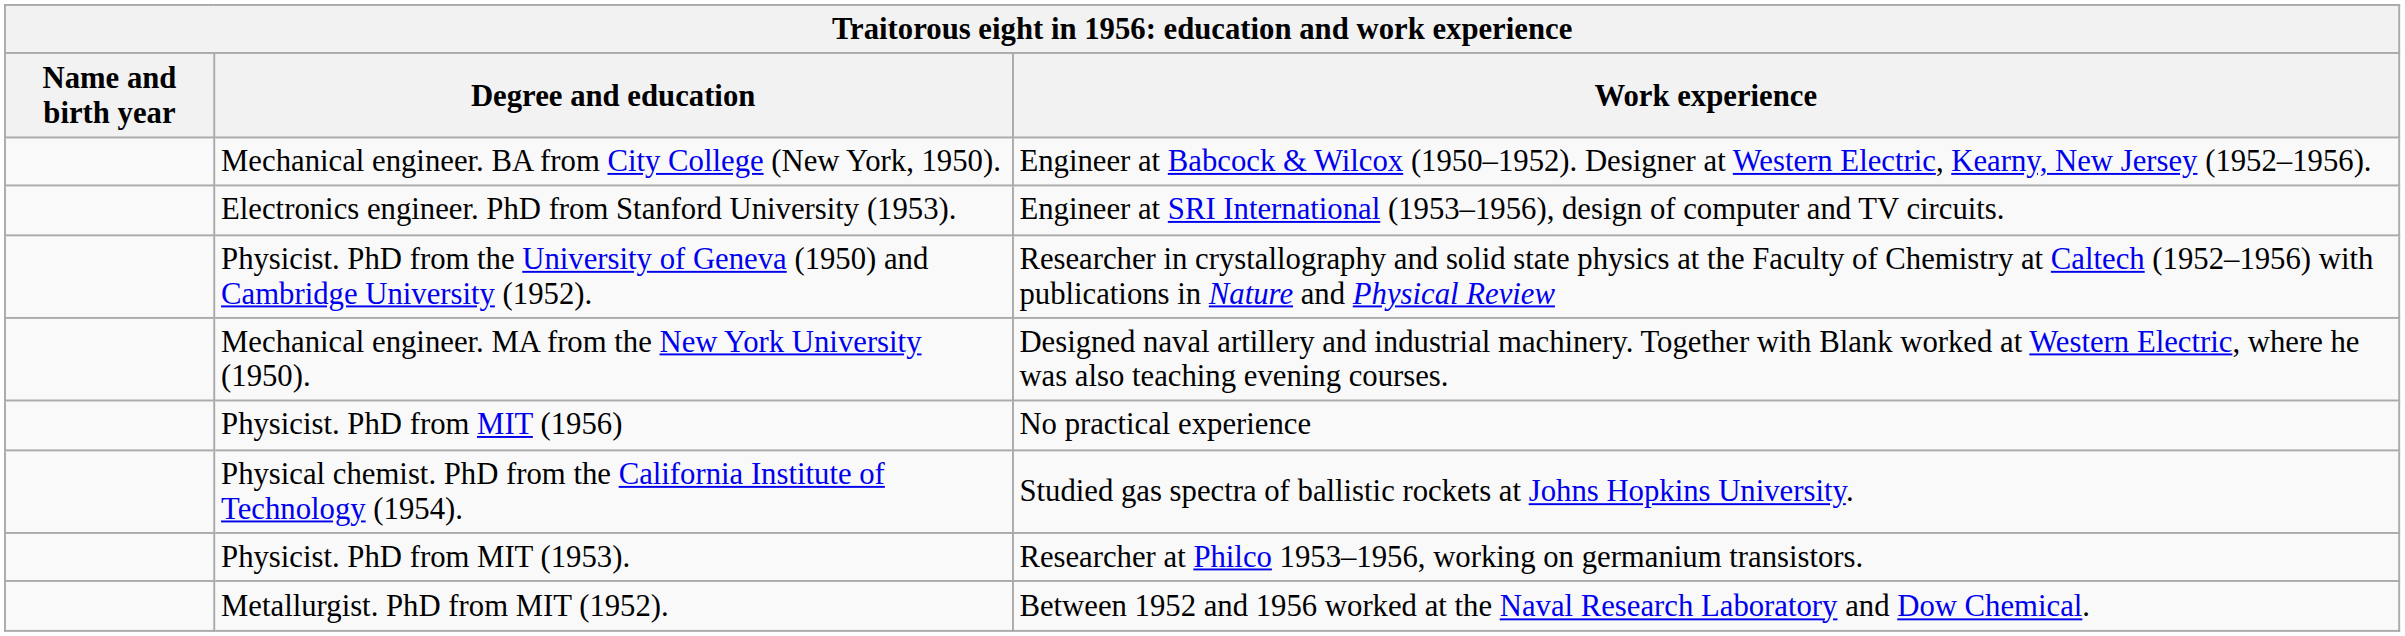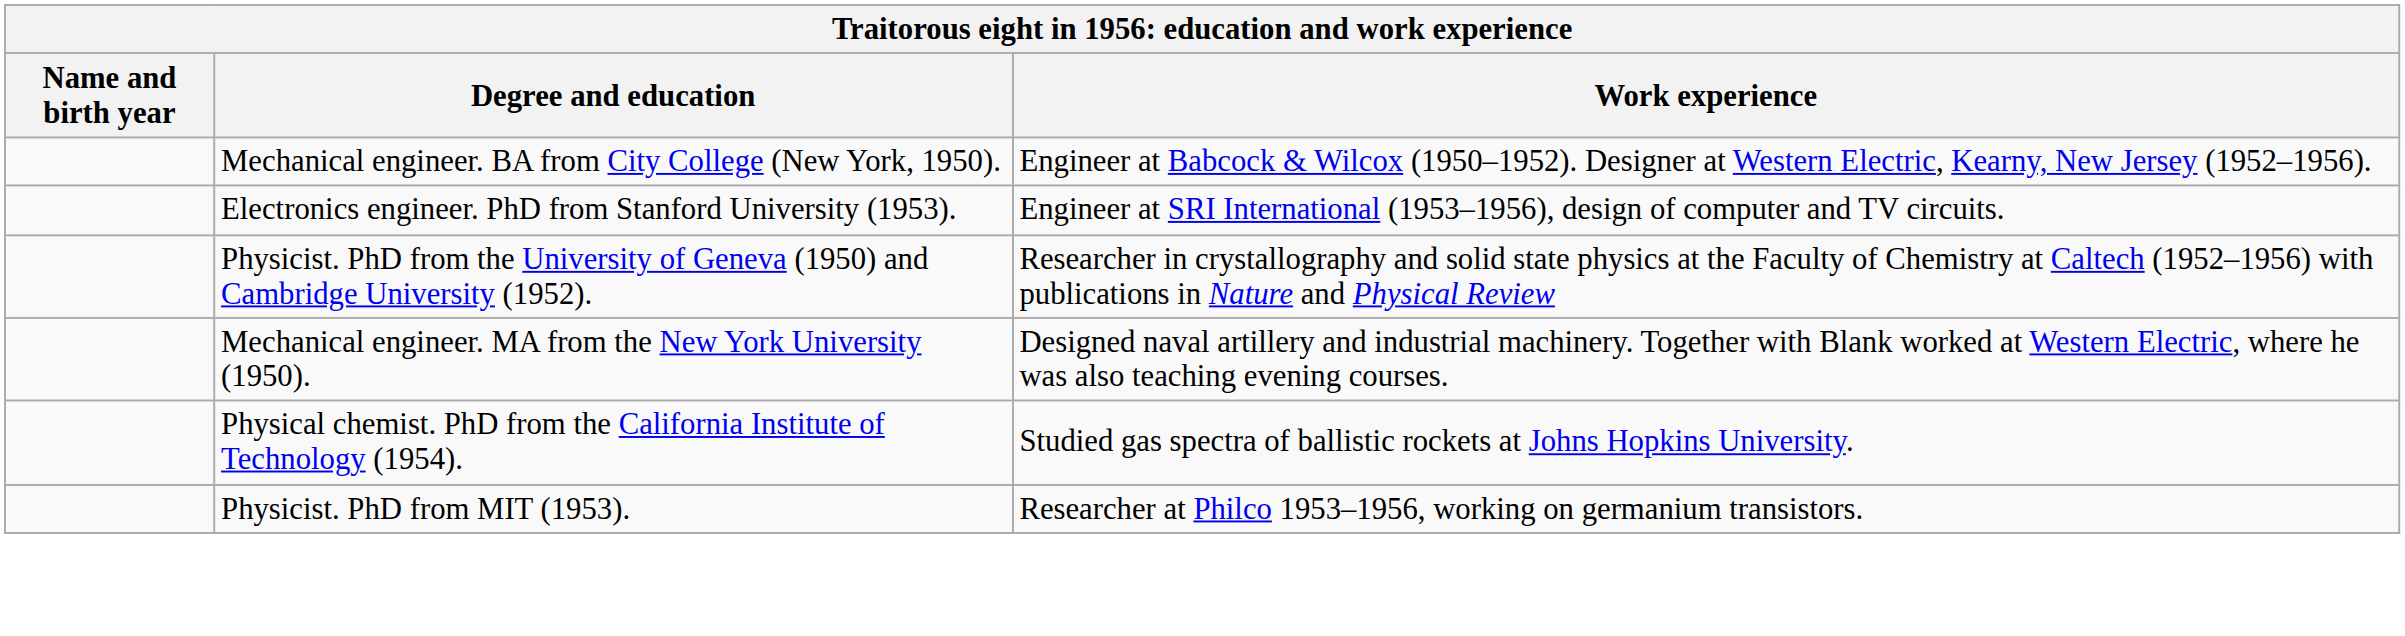- row: (422, 424)
- row: (445, 605)
